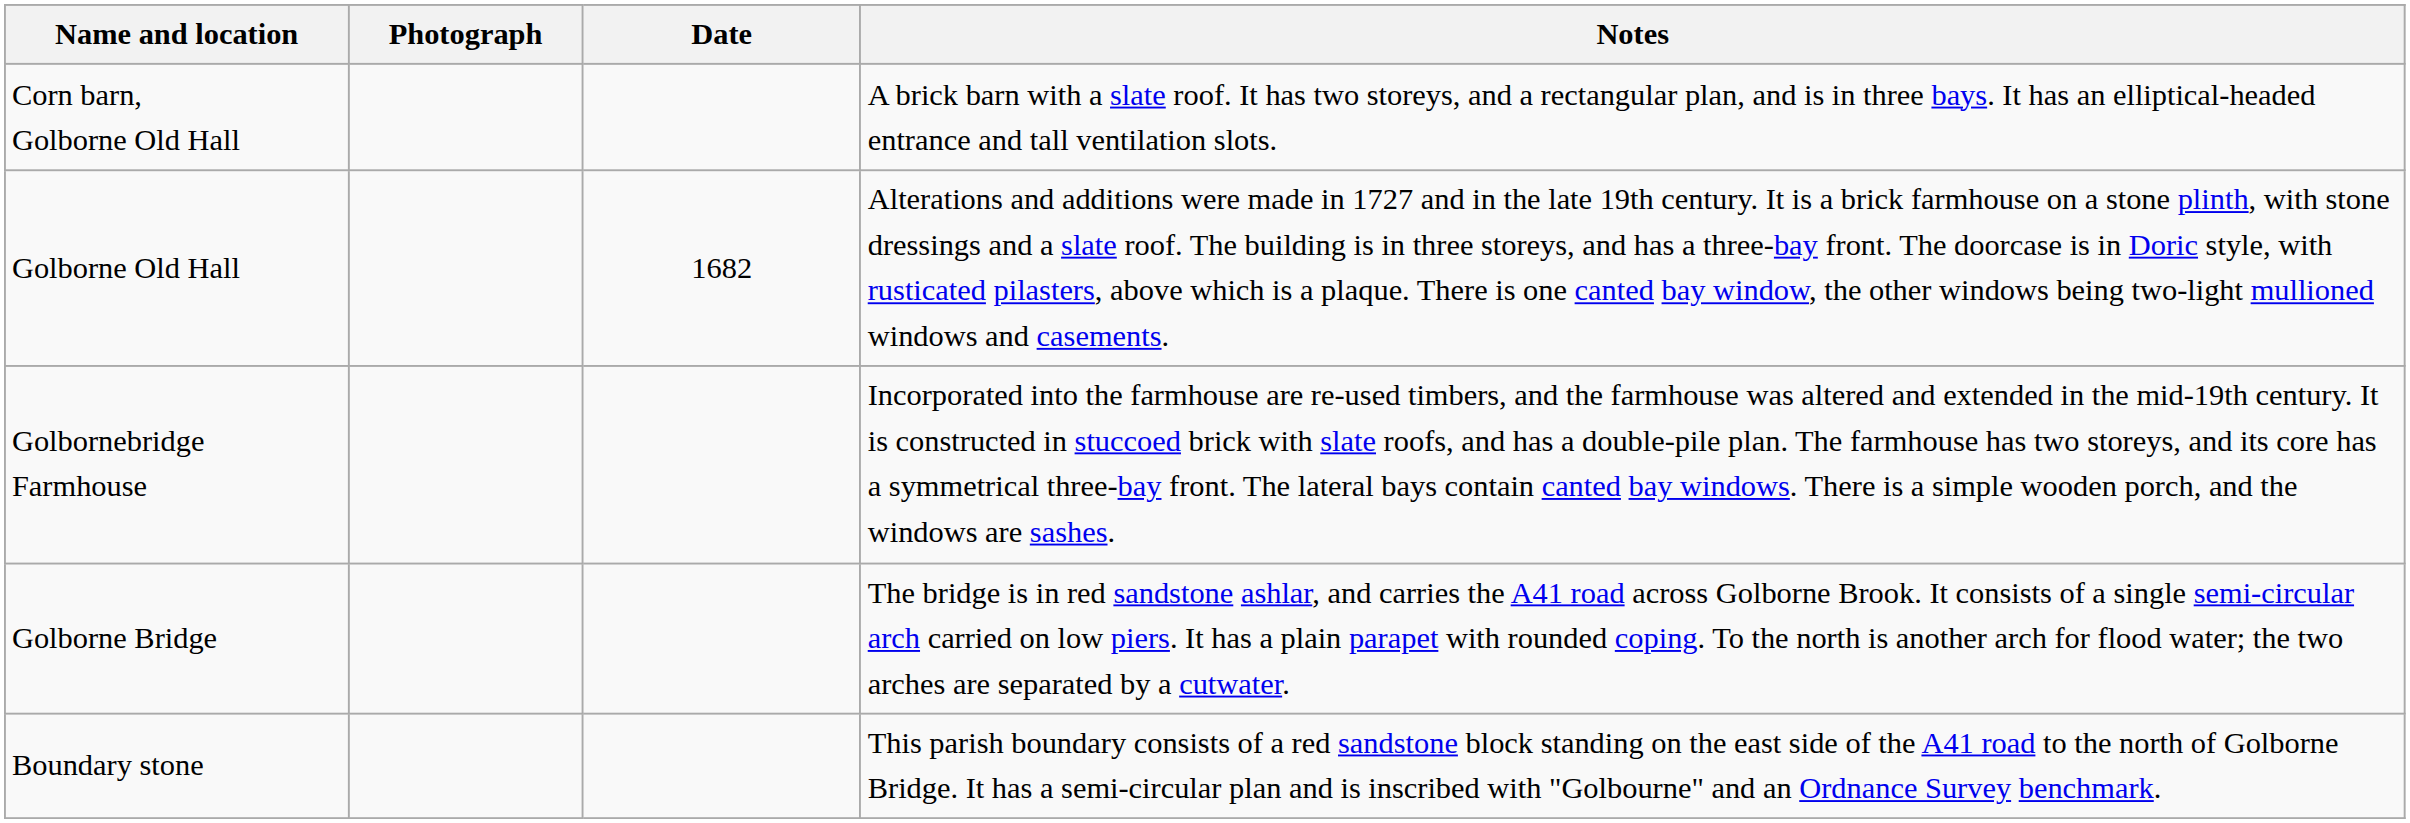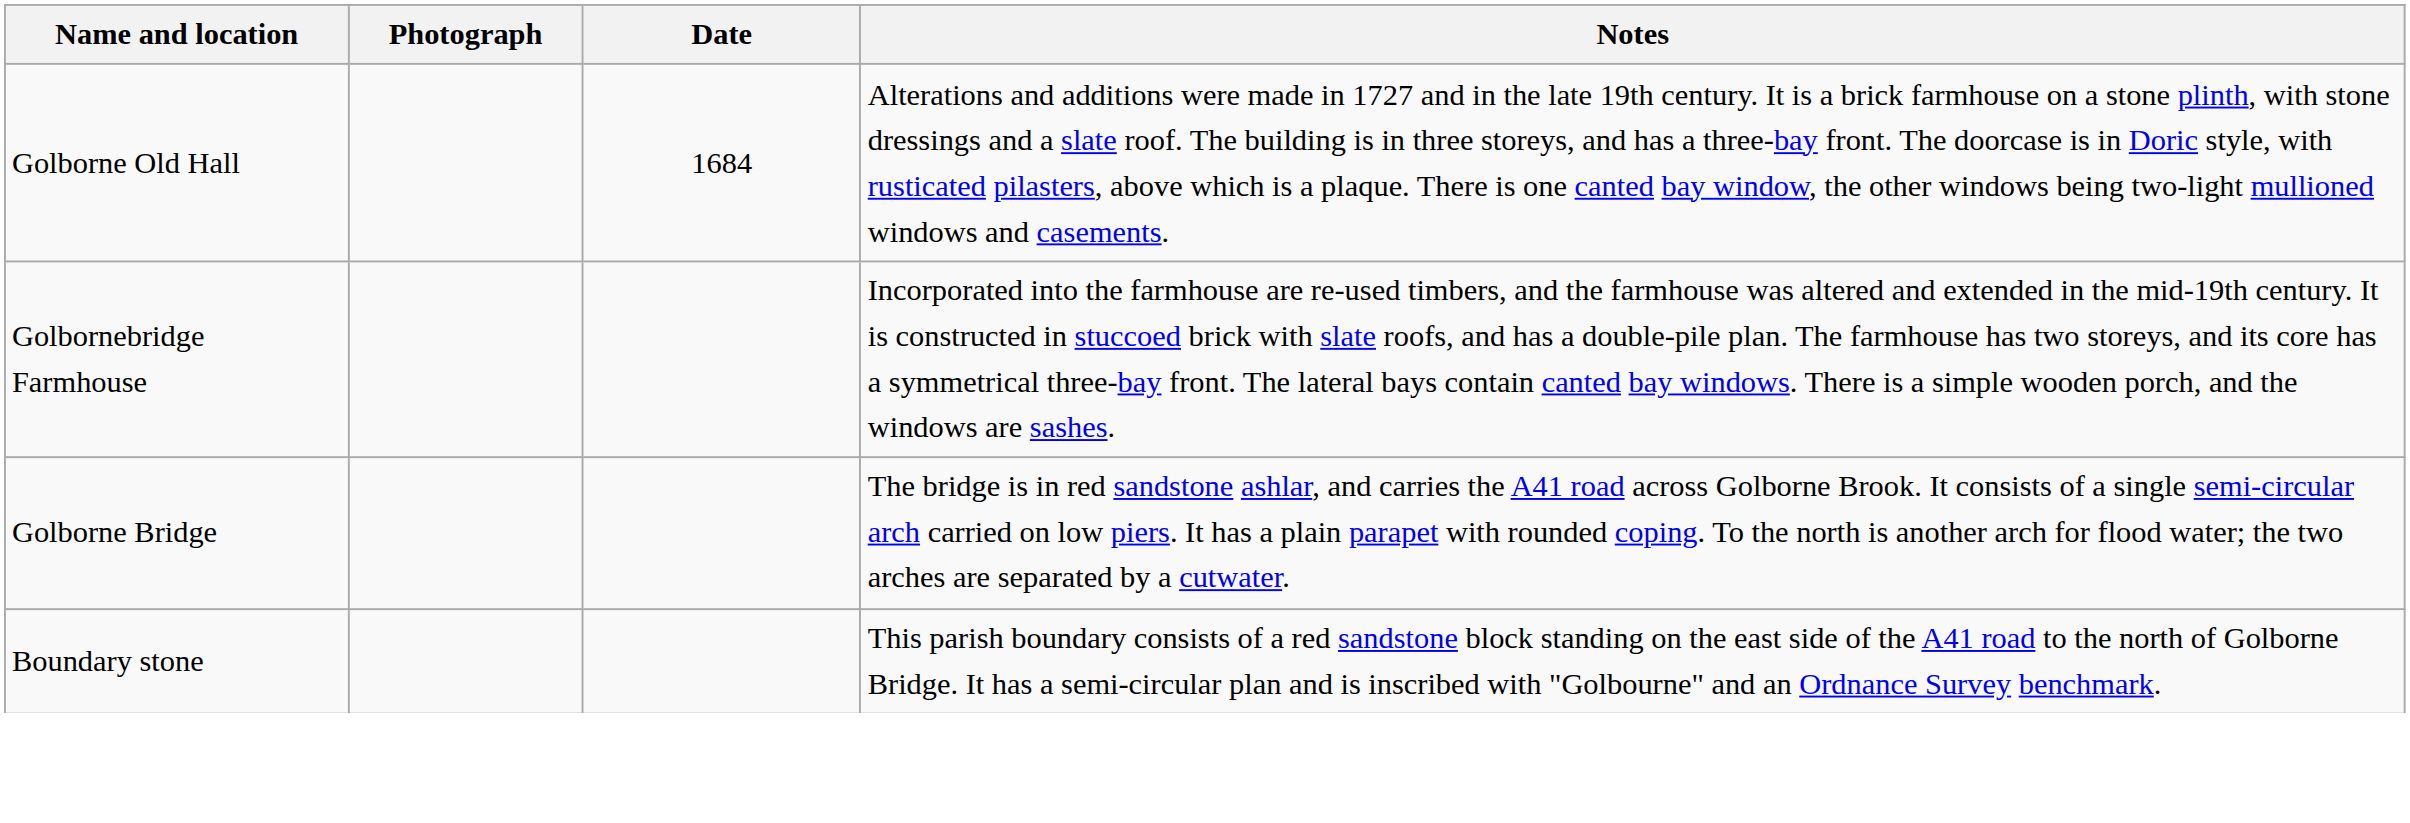- row: (126, 116)
(722, 267) 1682 -> (722, 162) 1684
